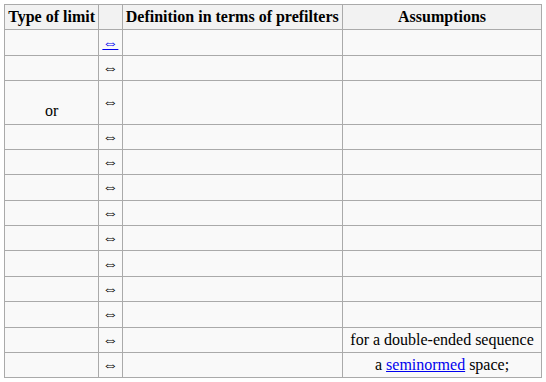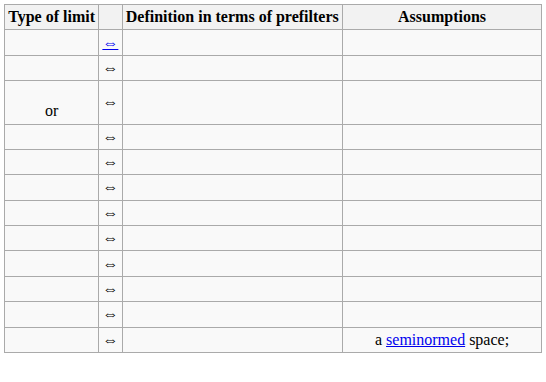- row: (52, 340)
